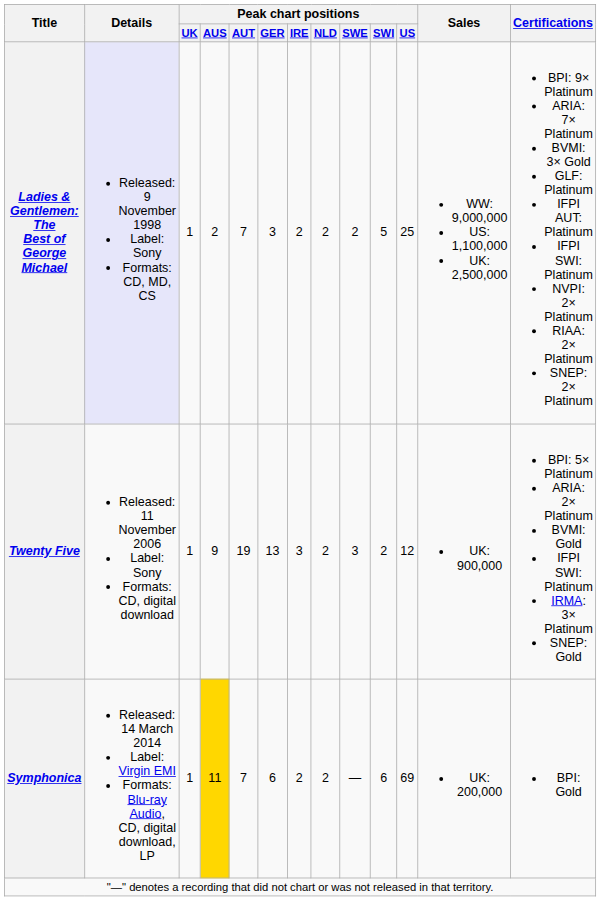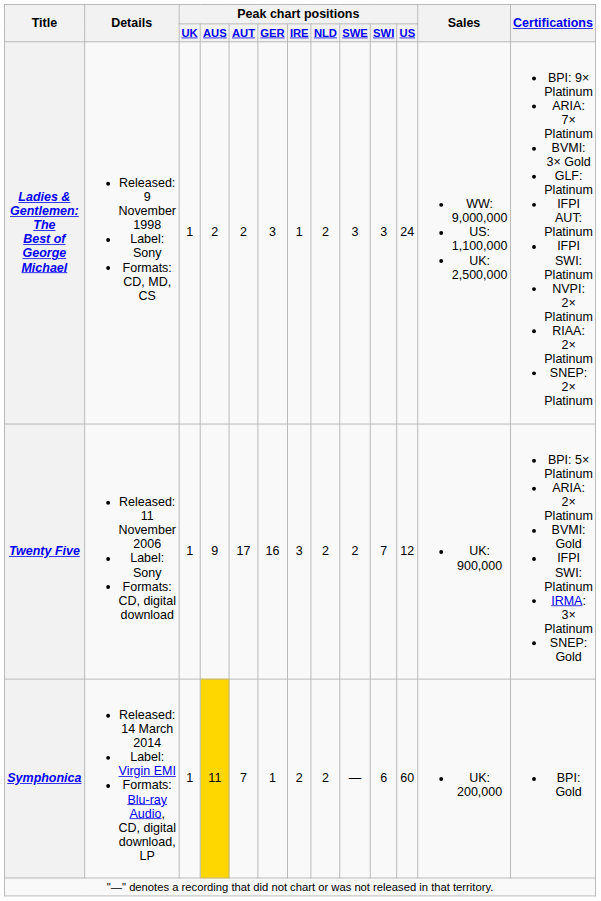(132, 240) lavender background -> (132, 240) no background
(243, 232) 7 -> (243, 232) 2
(299, 232) 2 -> (299, 232) 1
(355, 232) 2 -> (355, 232) 3
(384, 232) 5 -> (384, 232) 3
(407, 232) 25 -> (407, 232) 24
(244, 551) 19 -> (244, 551) 17
(272, 551) 13 -> (272, 551) 16
(355, 551) 3 -> (355, 551) 2
(384, 551) 2 -> (384, 551) 7
(272, 778) 6 -> (272, 778) 1
(407, 778) 69 -> (407, 778) 60
